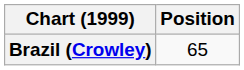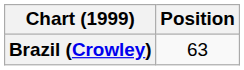(198, 49) 65 -> (198, 49) 63
